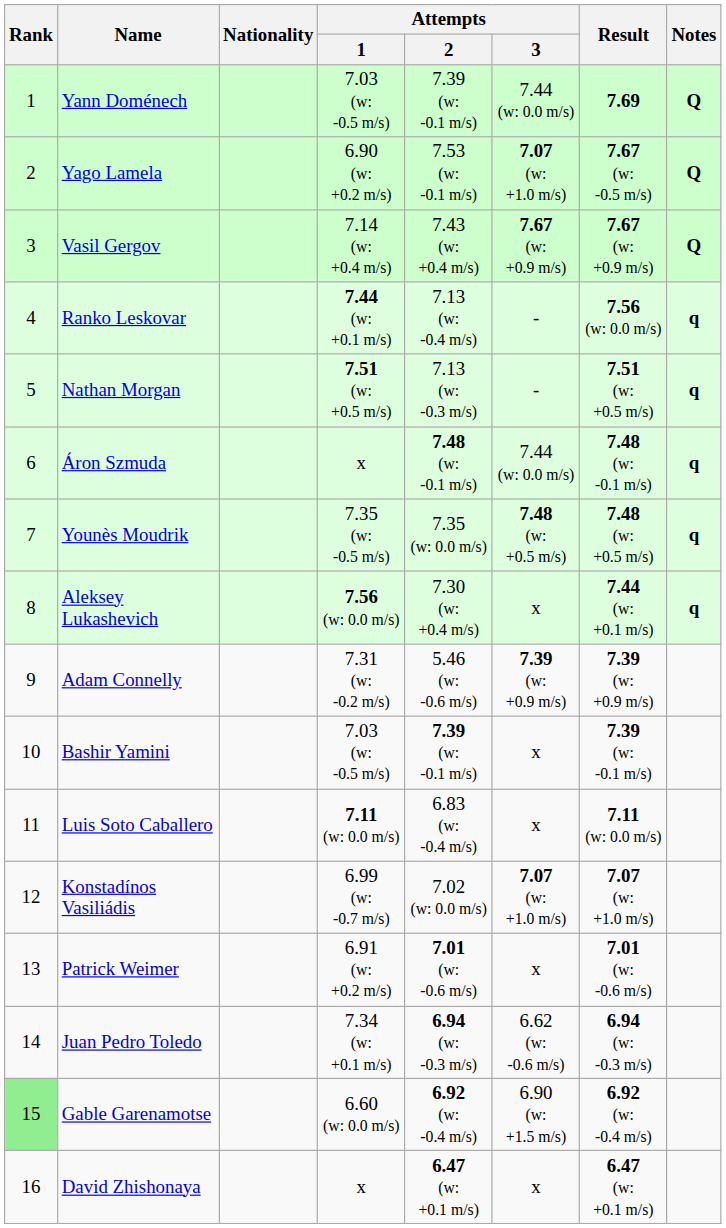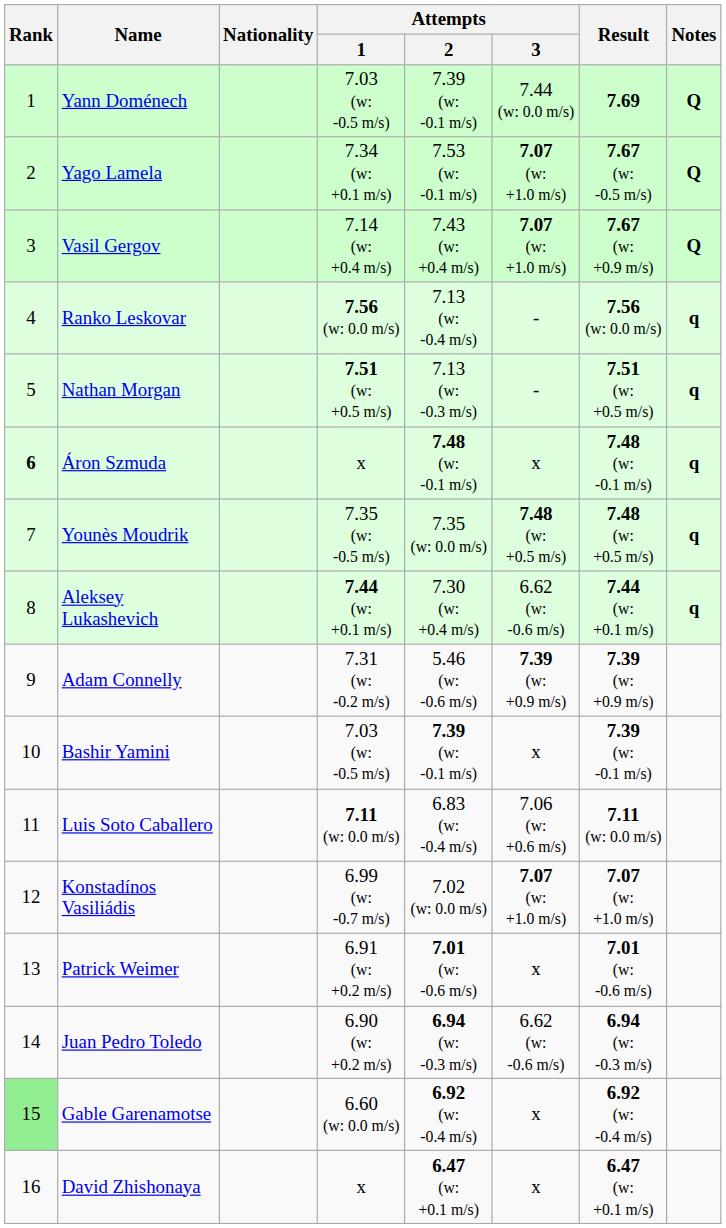(361, 173) 6.90 (w: +0.2 m/s) -> (361, 173) 7.34 (w: +0.1 m/s)
(536, 245) 7.67 (w: +0.9 m/s) -> (536, 245) 7.07 (w: +1.0 m/s)
(361, 317) 7.44 (w: +0.1 m/s) -> (361, 317) 7.56 (w: 0.0 m/s)
(31, 462) normal -> (31, 462) bold
(536, 462) 7.44 (w: 0.0 m/s) -> (536, 462) x
(361, 607) 7.56 (w: 0.0 m/s) -> (361, 607) 7.44 (w: +0.1 m/s)
(536, 607) x -> (536, 607) 6.62 (w: -0.6 m/s)
(536, 824) x -> (536, 824) 7.06 (w: +0.6 m/s)
(361, 1042) 7.34 (w: +0.1 m/s) -> (361, 1042) 6.90 (w: +0.2 m/s)
(536, 1114) 6.90 (w: +1.5 m/s) -> (536, 1114) x
